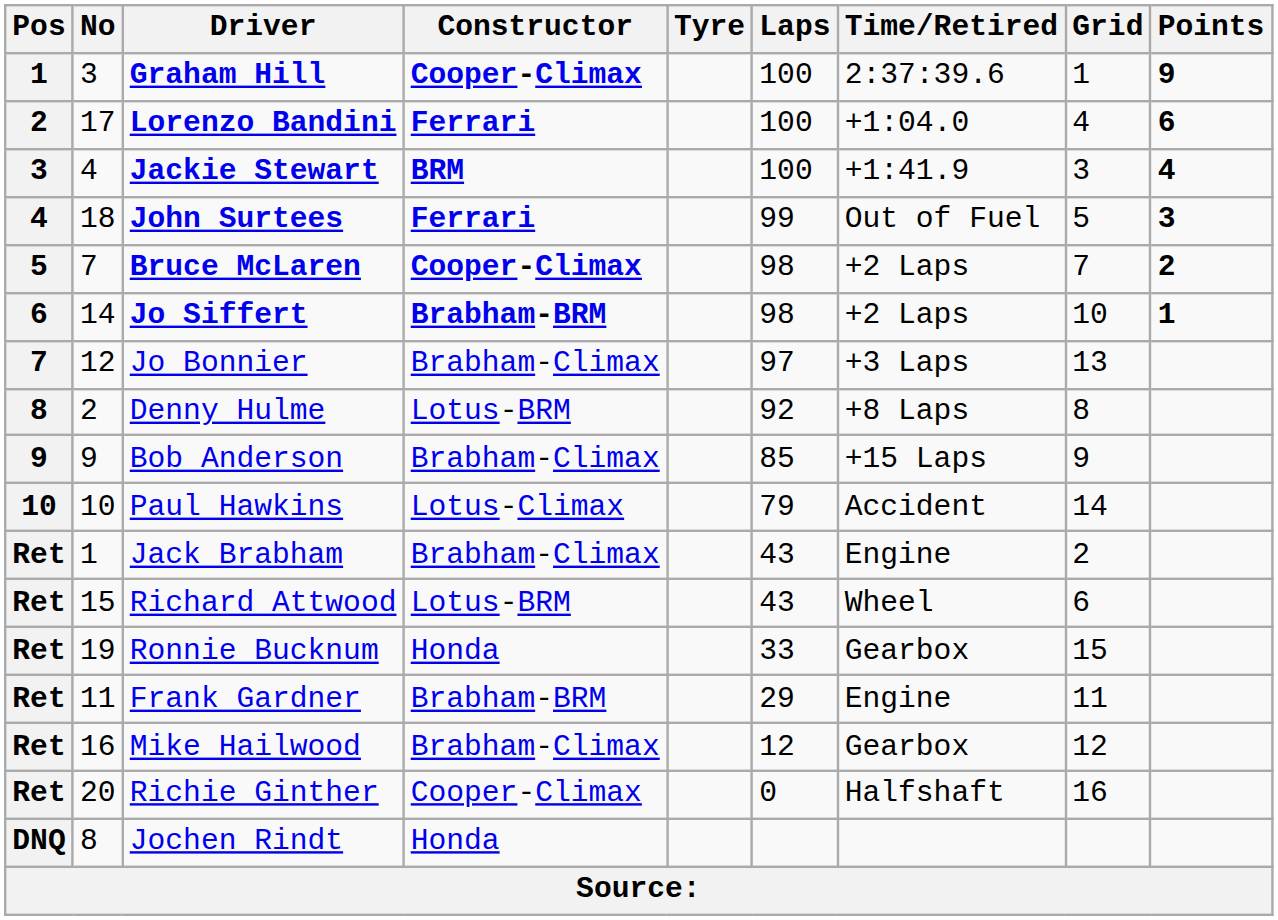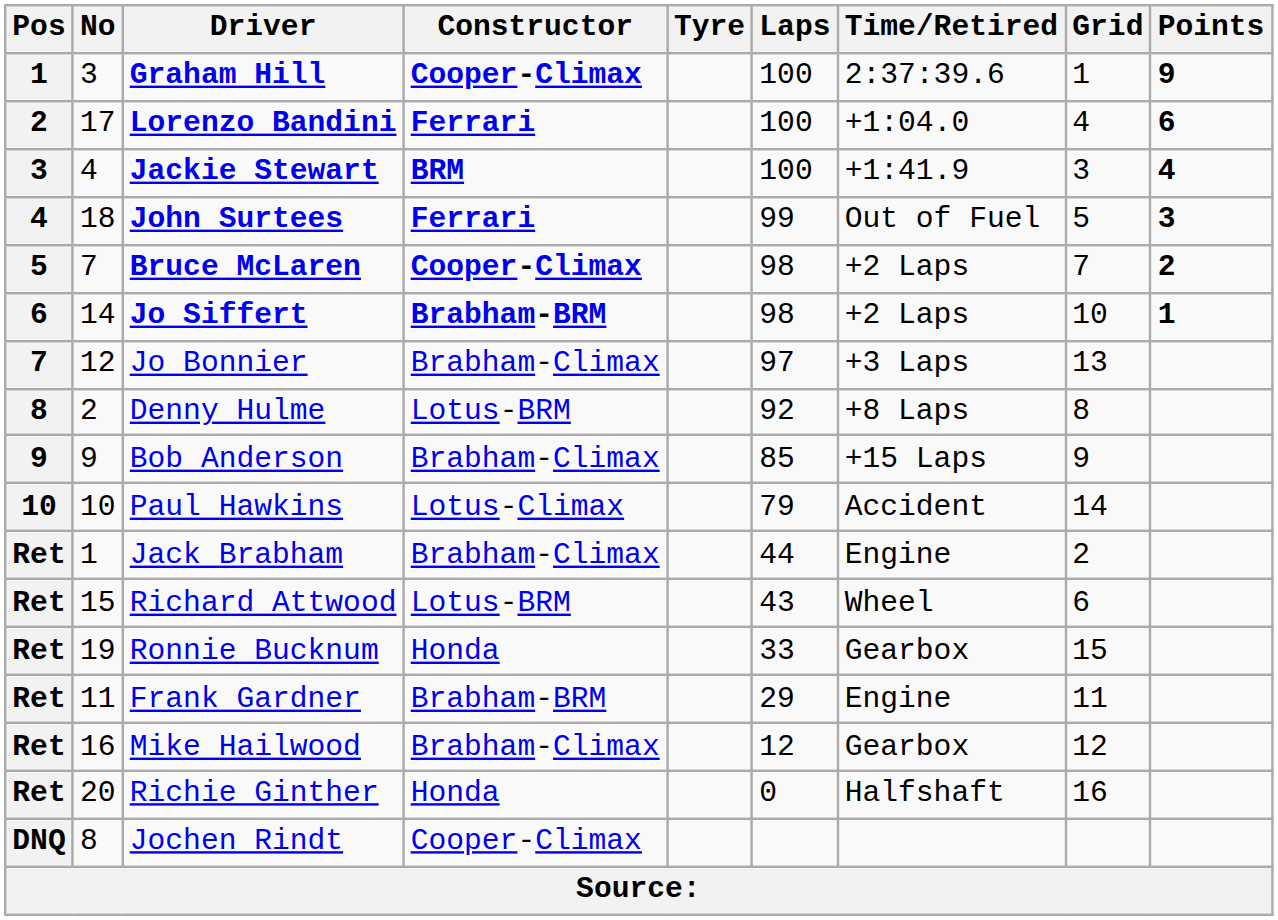(777, 556) 43 -> (777, 556) 44
(526, 795) Cooper-Climax -> (455, 795) Honda
(455, 843) Honda -> (526, 843) Cooper-Climax
